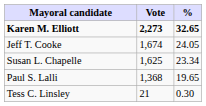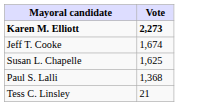- column: (188, 12)
